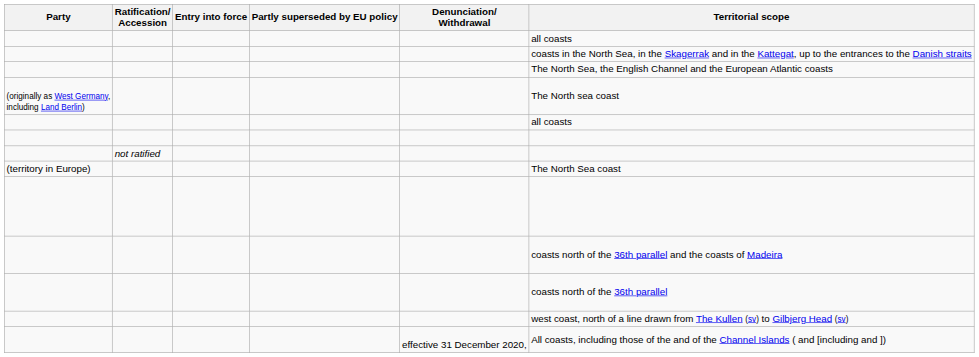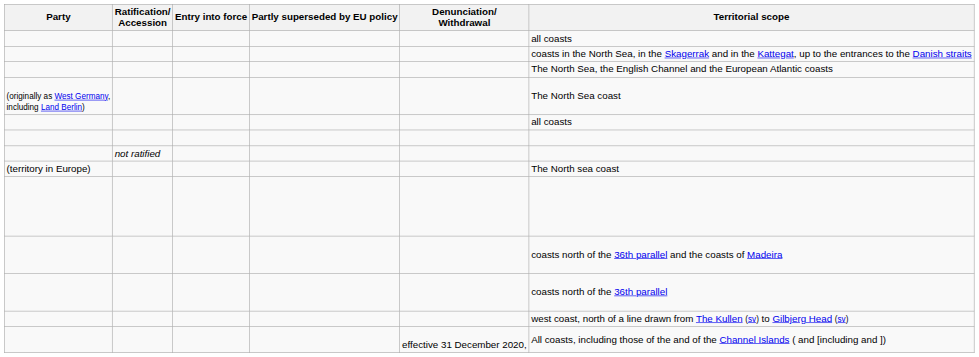(575, 96) The North sea coast -> (576, 96) The North Sea coast
(576, 169) The North Sea coast -> (575, 169) The North sea coast
